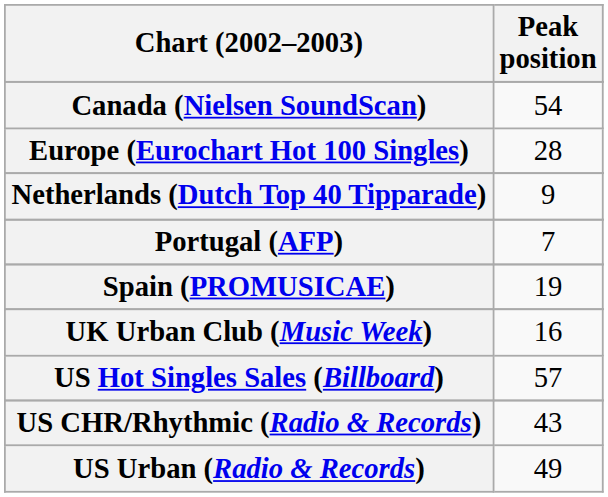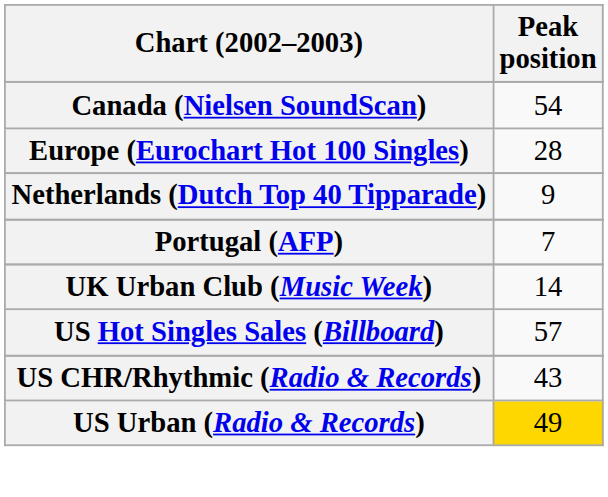- row: (249, 286)
(548, 331) 16 -> (548, 286) 14
(548, 468) no background -> (548, 422) gold background
